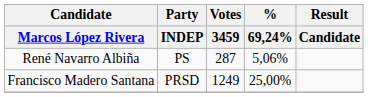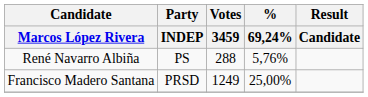(226, 59) 287 -> (226, 59) 288
(270, 59) 5,06% -> (270, 59) 5,76%
